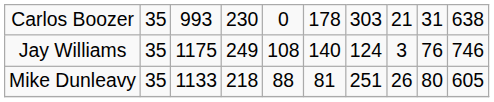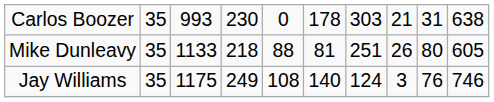rows swapped: (73, 81) <-> (73, 50)
